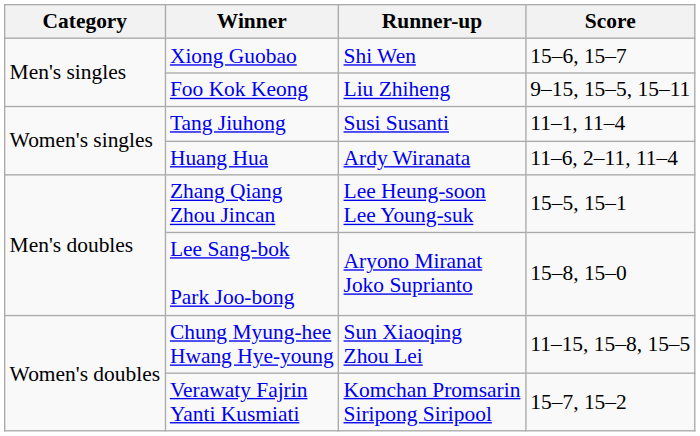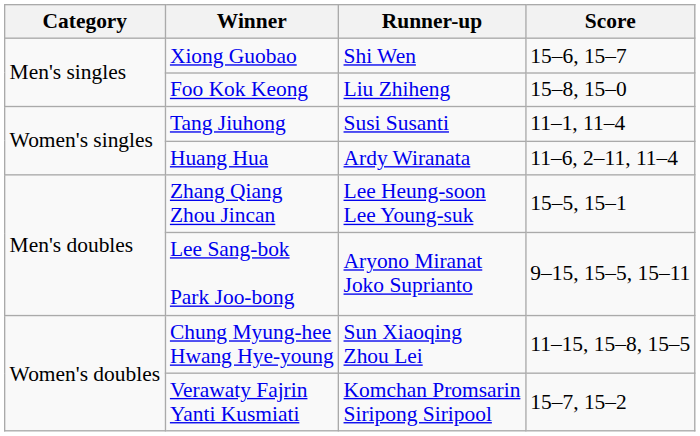(610, 89) 9–15, 15–5, 15–11 -> (579, 89) 15–8, 15–0
(579, 273) 15–8, 15–0 -> (610, 273) 9–15, 15–5, 15–11
